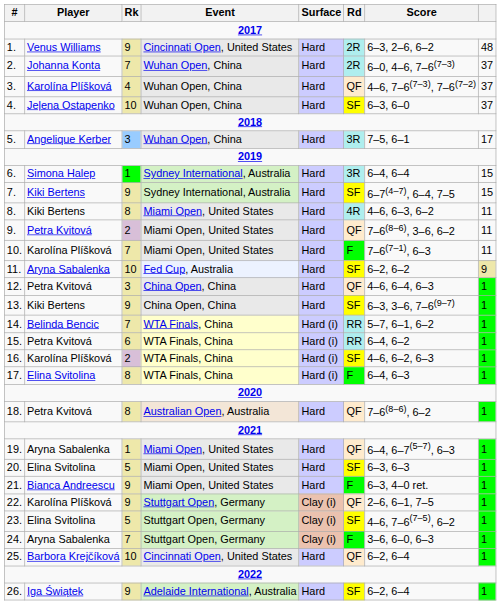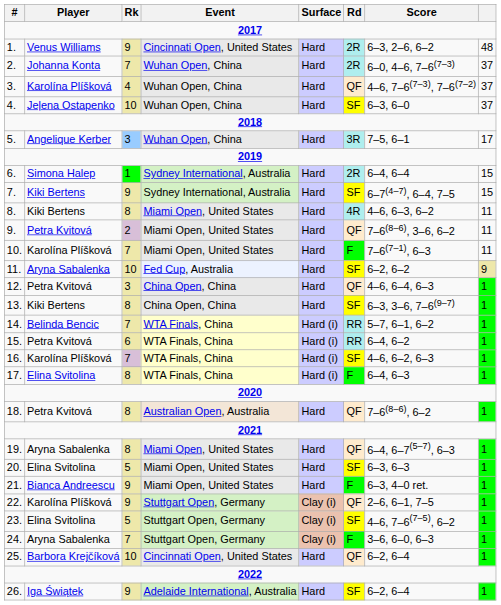(353, 174) 3R -> (353, 174) 2R
(128, 305) 9 -> (128, 305) 8
(128, 358) 2 -> (128, 358) 7
(128, 449) 1 -> (128, 449) 8
